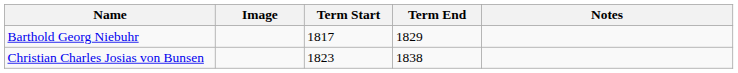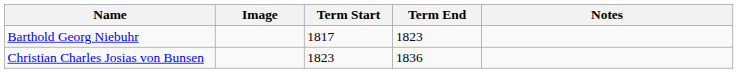(409, 36) 1829 -> (409, 36) 1823
(409, 57) 1838 -> (409, 57) 1836
